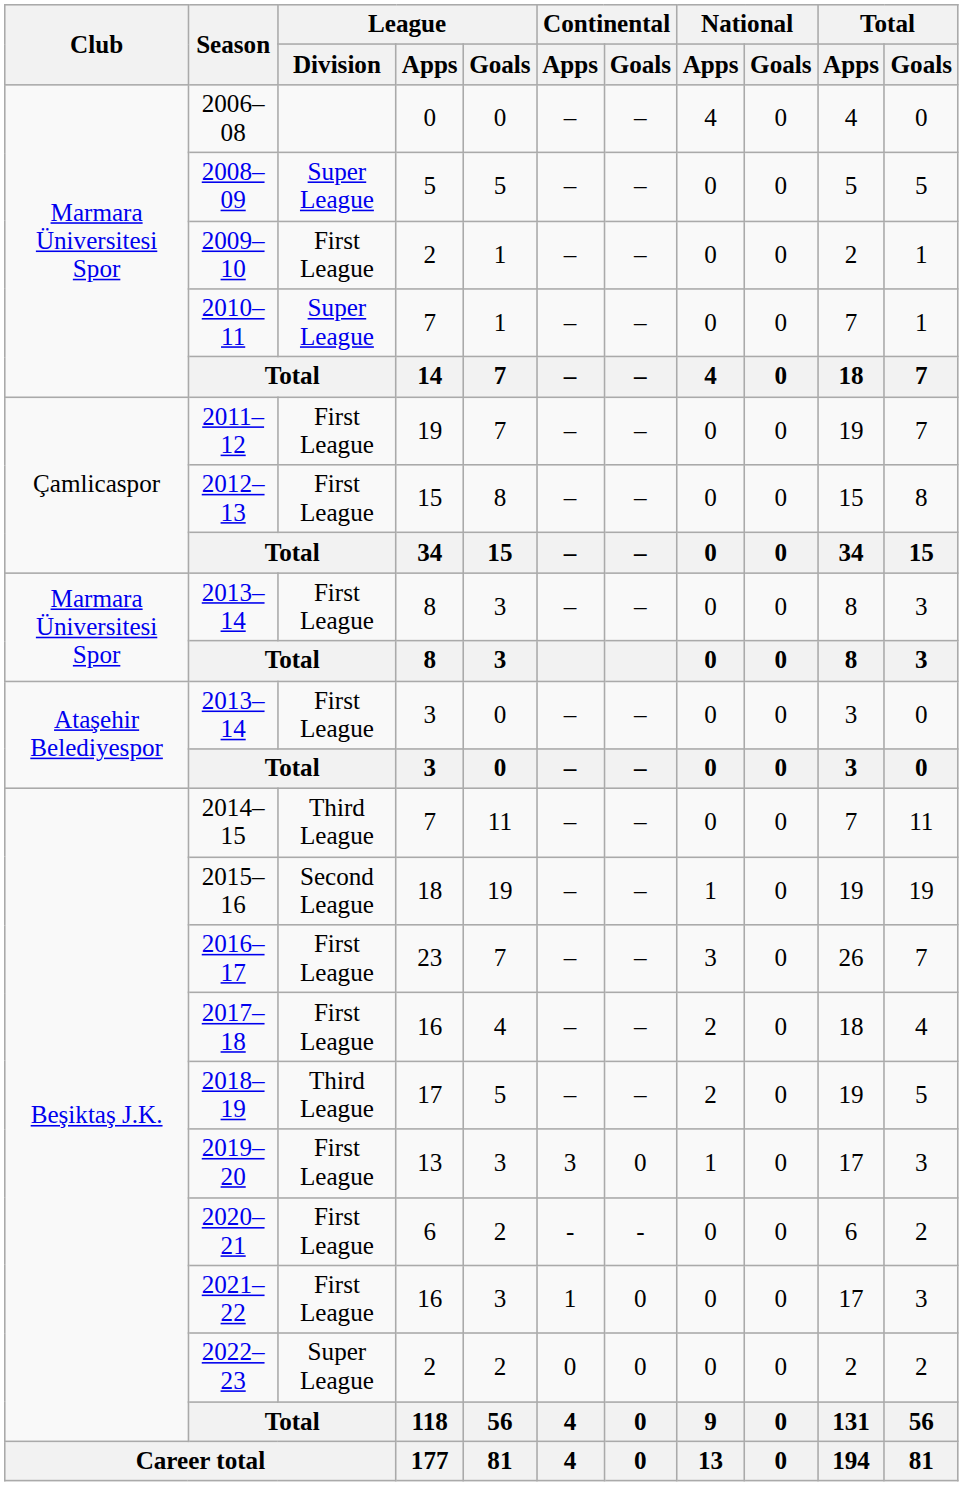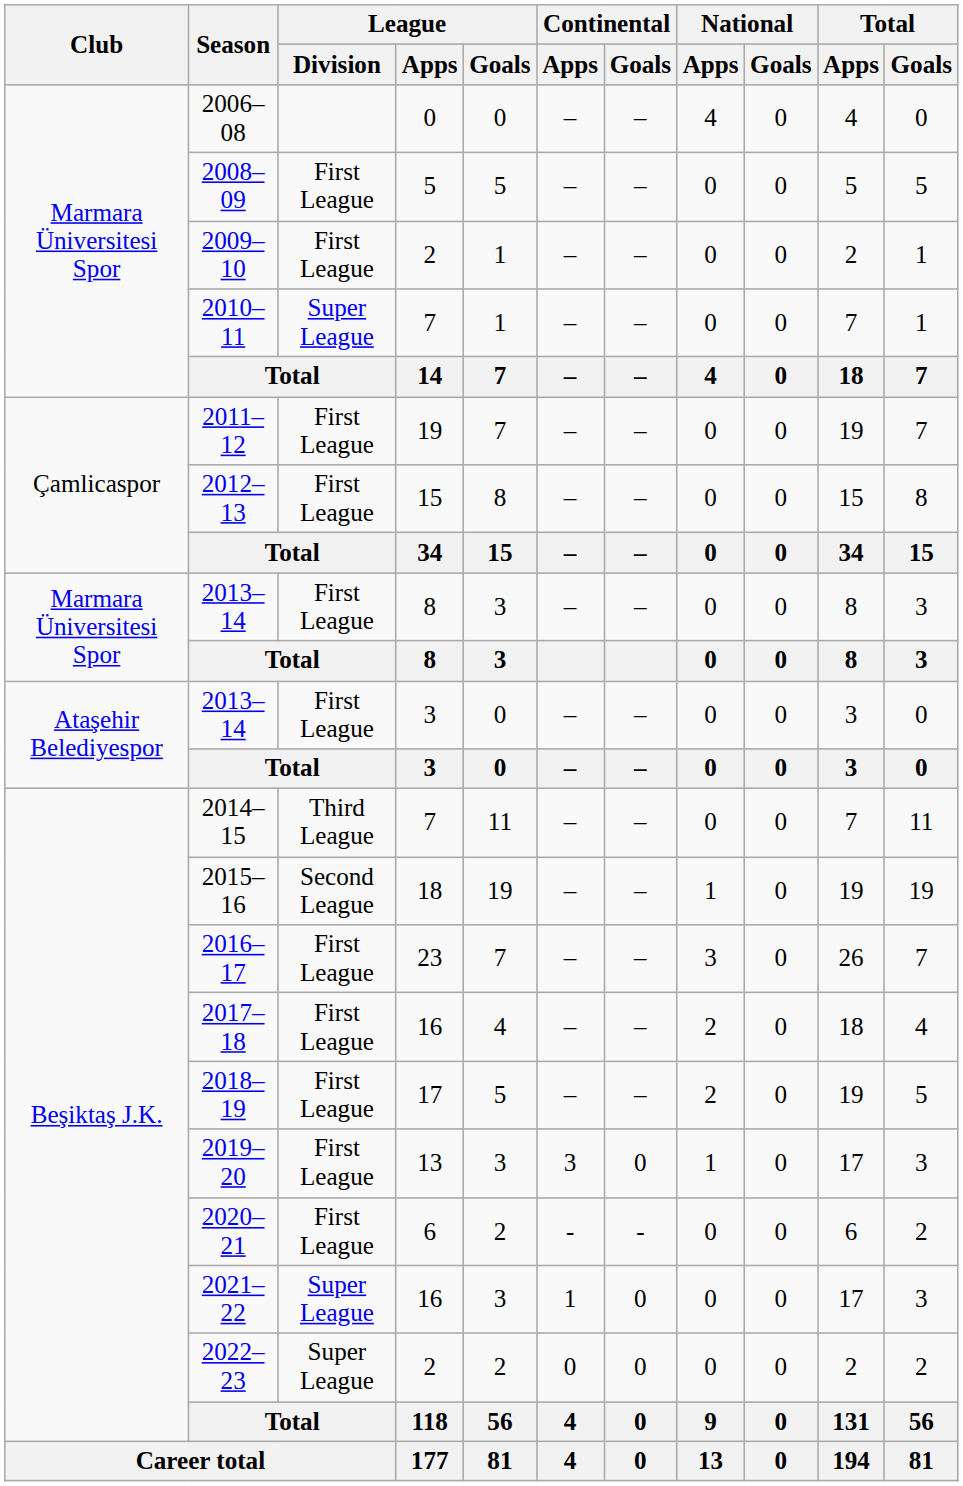(337, 186) Super League -> (337, 186) First League
(337, 1094) Third League -> (337, 1094) First League
(337, 1299) First League -> (337, 1299) Super League
